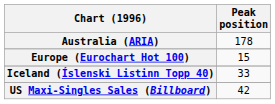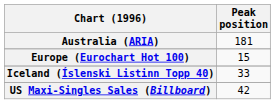(244, 41) 178 -> (244, 41) 181
